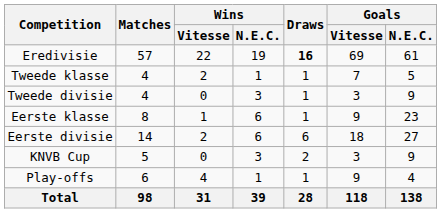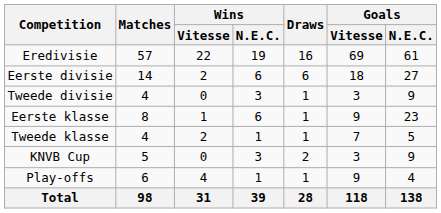(305, 55) bold -> (305, 55) normal
rows swapped: (60, 137) <-> (60, 76)
